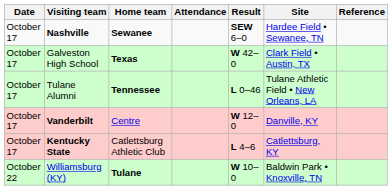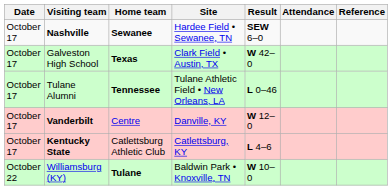columns swapped: (300, 12) <-> (200, 12)
